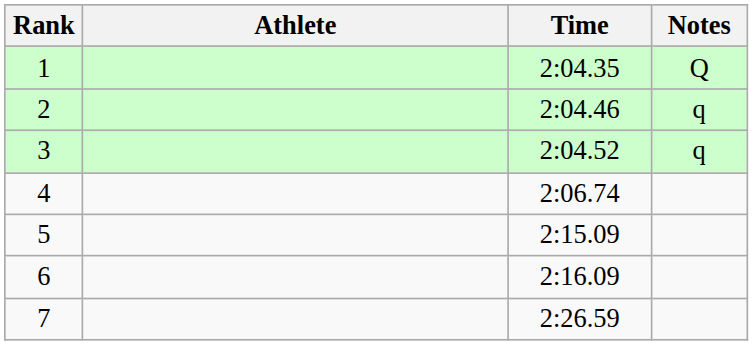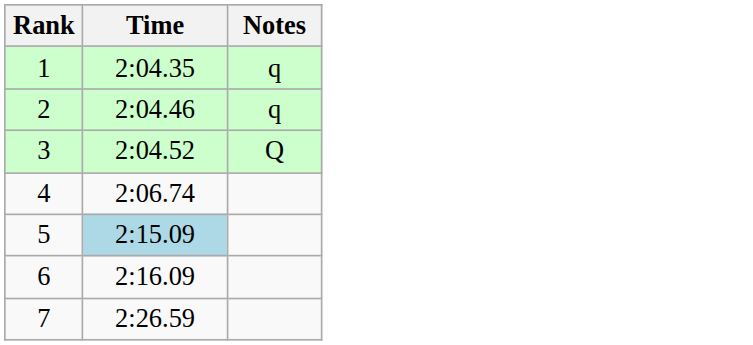- column: (295, 25)
(699, 67) Q -> (274, 67) q
(699, 151) q -> (274, 151) Q
(580, 234) no background -> (155, 234) lightblue background
